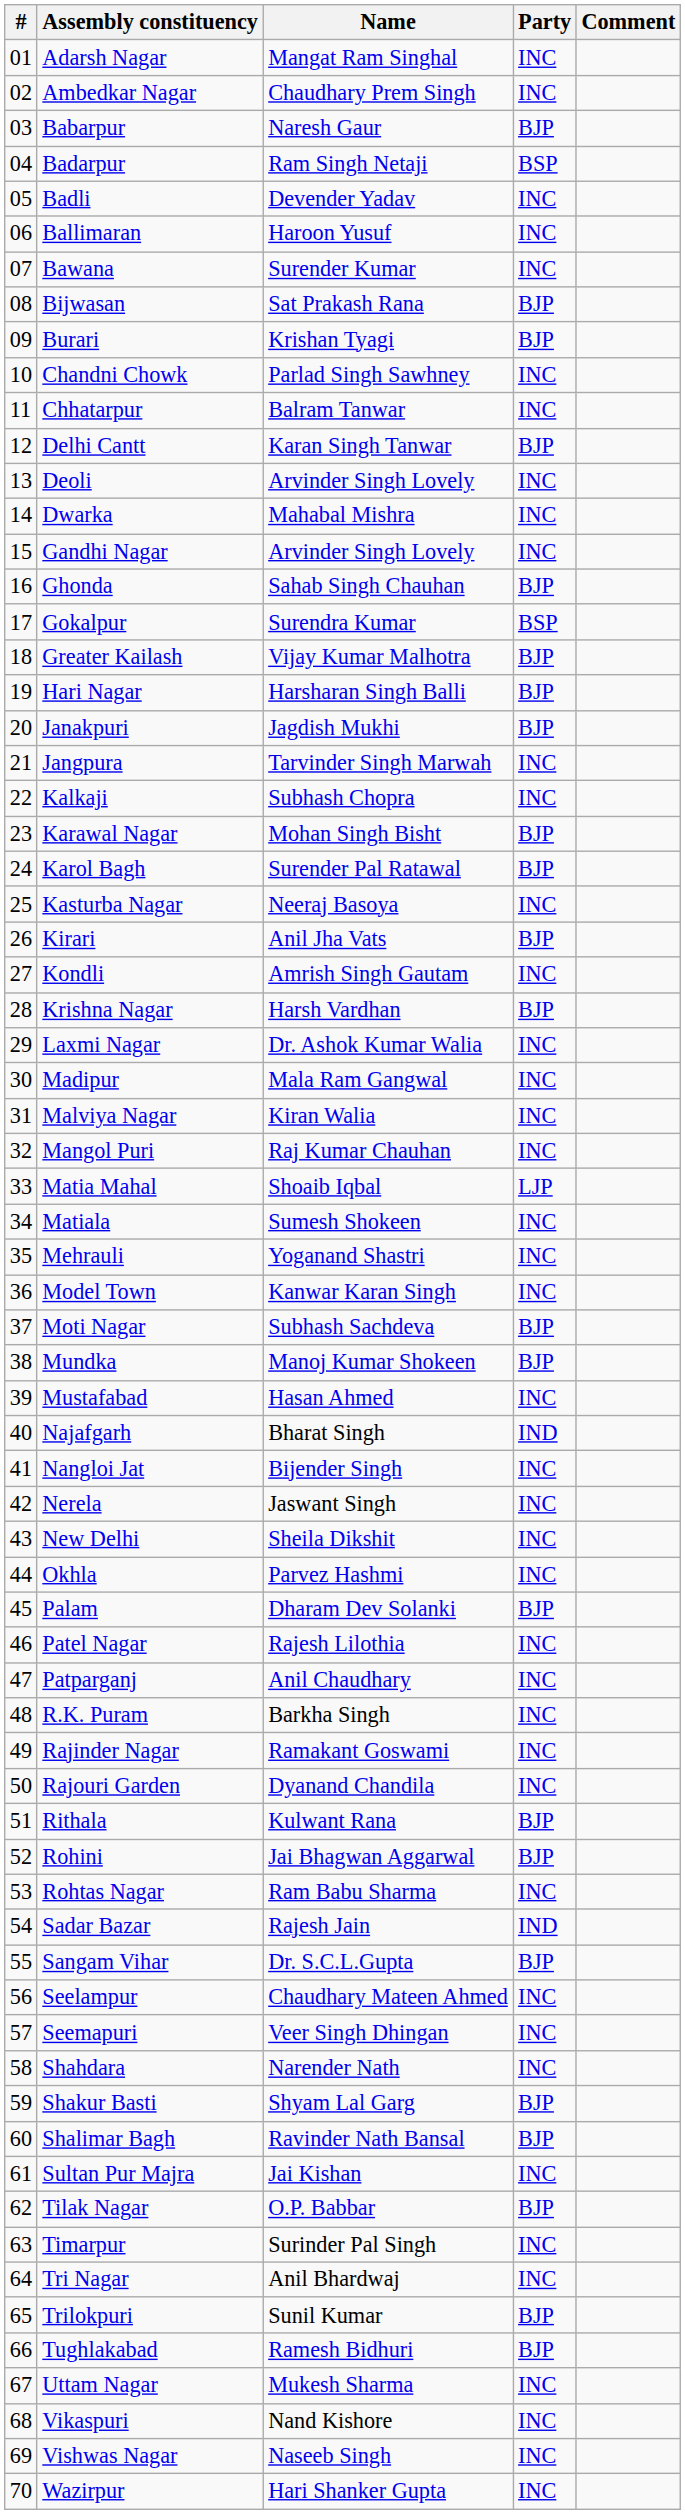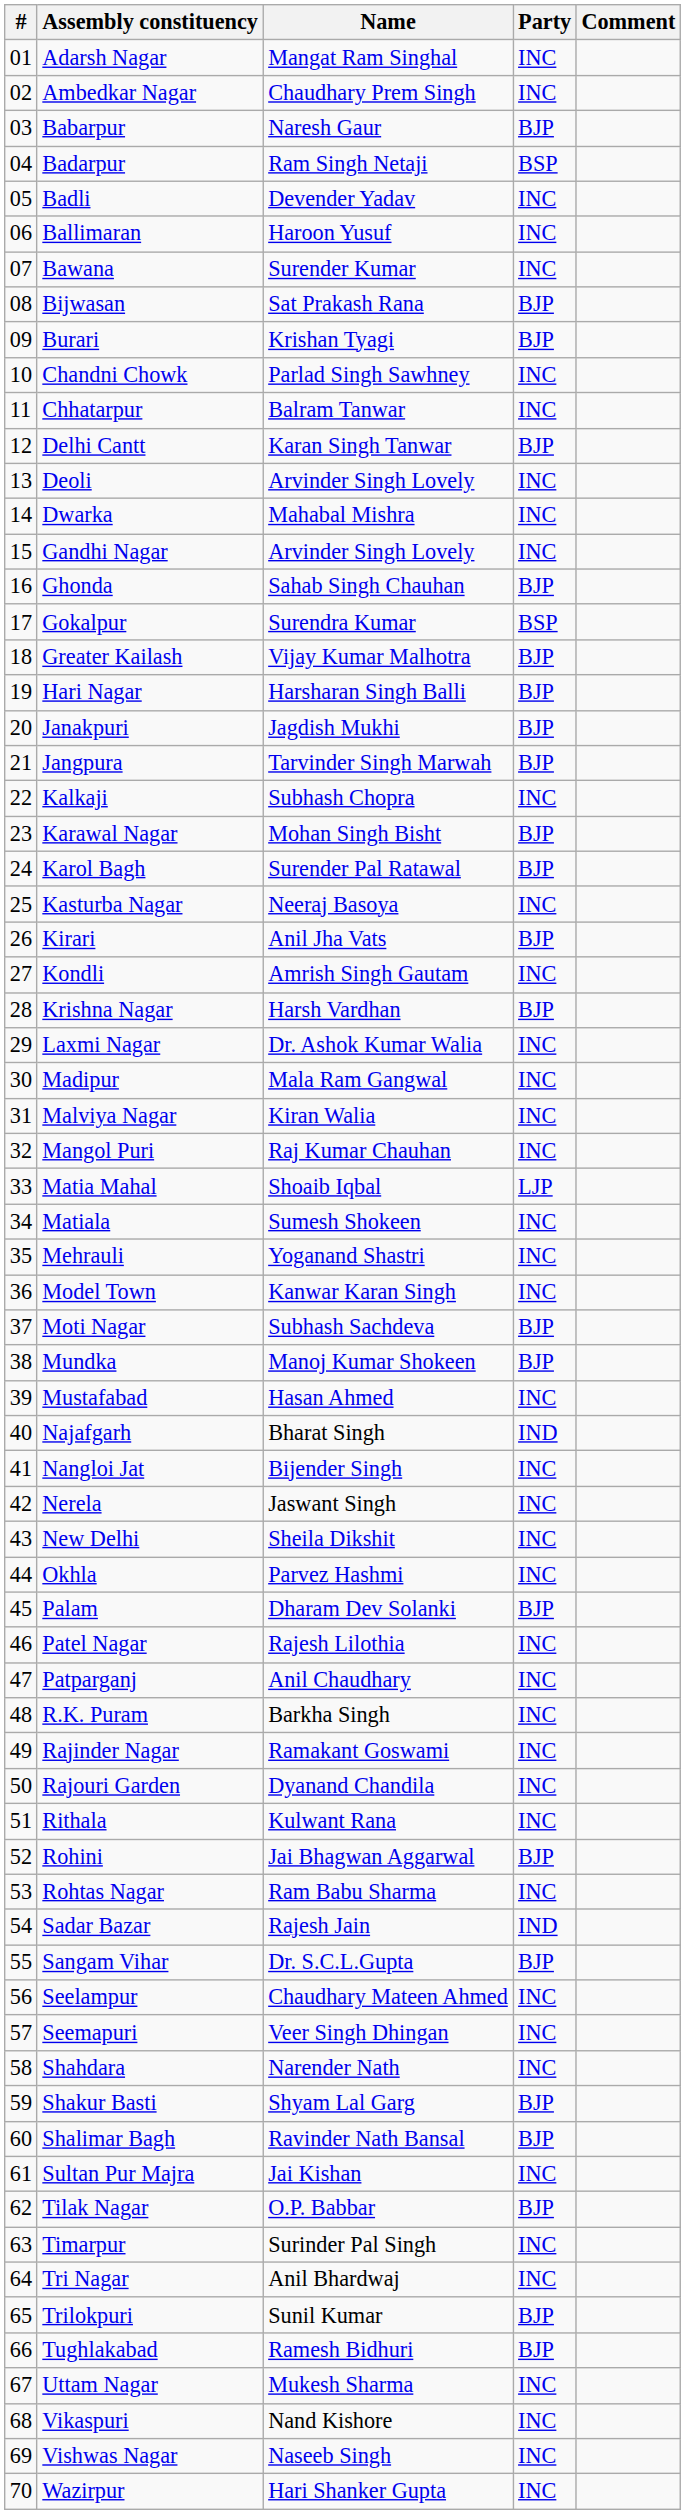(537, 762) INC -> (536, 762) BJP
(536, 1820) BJP -> (537, 1820) INC
